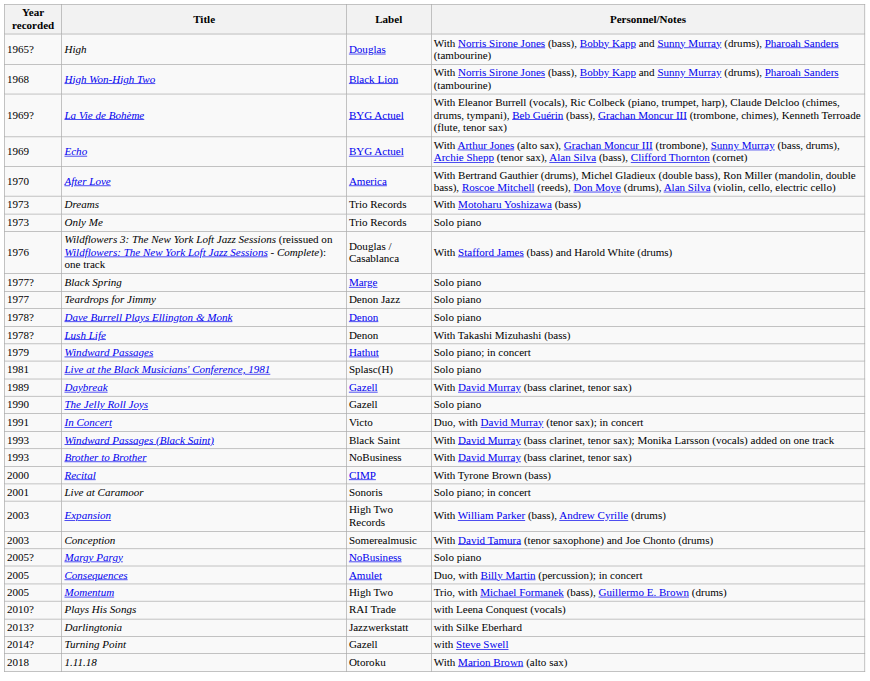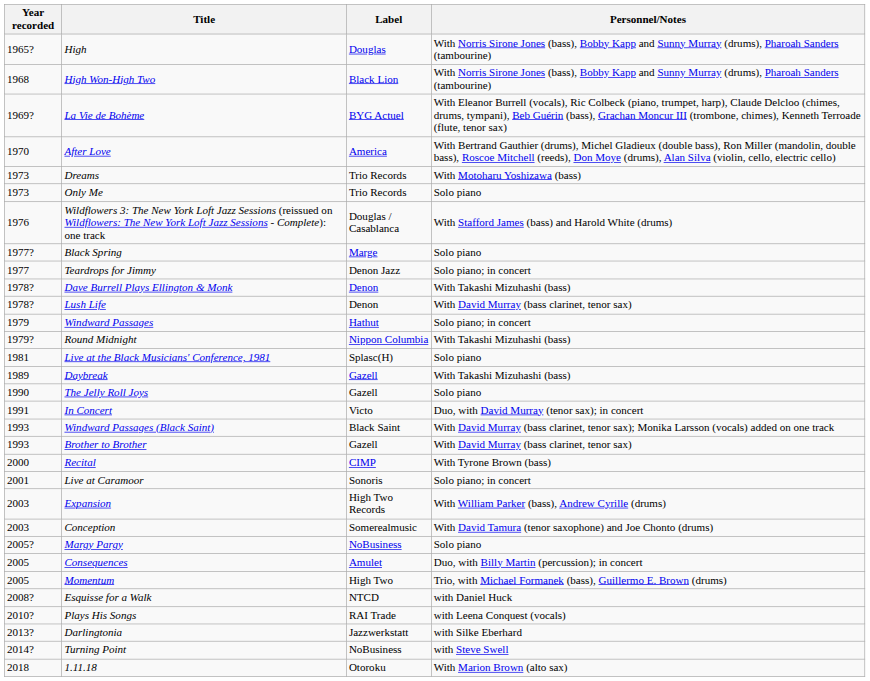- row: (76, 151)
(457, 300) Solo piano -> (482, 270) Solo piano; in concert
(457, 317) Solo piano -> (502, 287) With Takashi Mizuhashi (bass)
(502, 335) With Takashi Mizuhashi (bass) -> (533, 305) With David Murray (bass clarinet, tenor sax)
+ row: (100, 340)
(533, 387) With David Murray (bass clarinet, tenor sax) -> (502, 375) With Takashi Mizuhashi (bass)
(375, 457) NoBusiness -> (363, 445) Gazell
+ row: (108, 597)
(363, 645) Gazell -> (375, 650) NoBusiness
